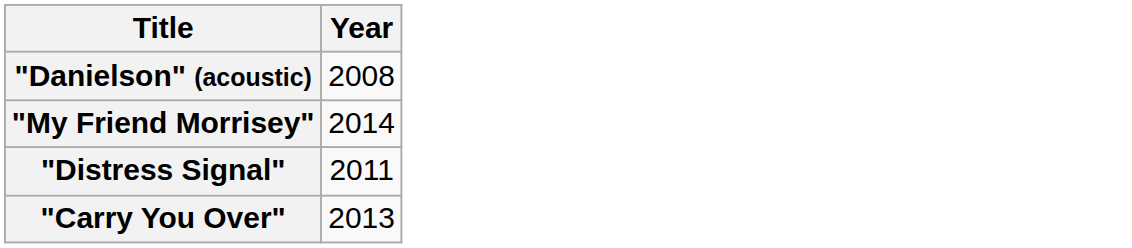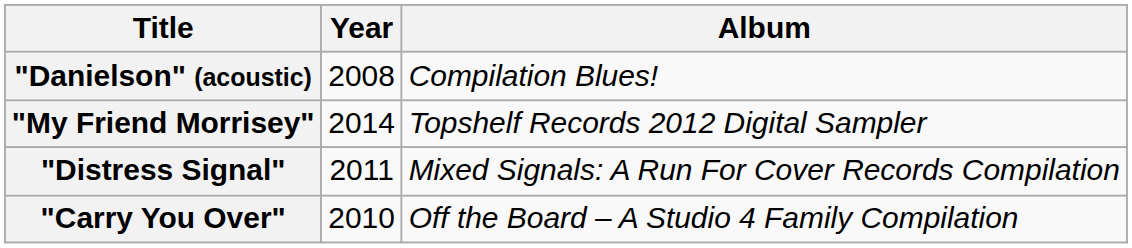+ column: (764, 28)
(362, 218) 2013 -> (362, 218) 2010
